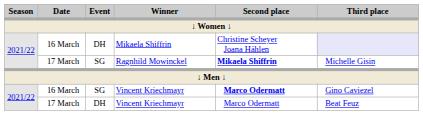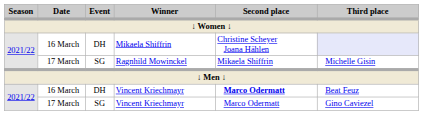(247, 62) bold -> (245, 62) normal
(100, 90) SG -> (100, 90) DH
(346, 90) Gino Caviezel -> (339, 90) Beat Feuz
(100, 103) DH -> (100, 103) SG
(339, 103) Beat Feuz -> (346, 103) Gino Caviezel
